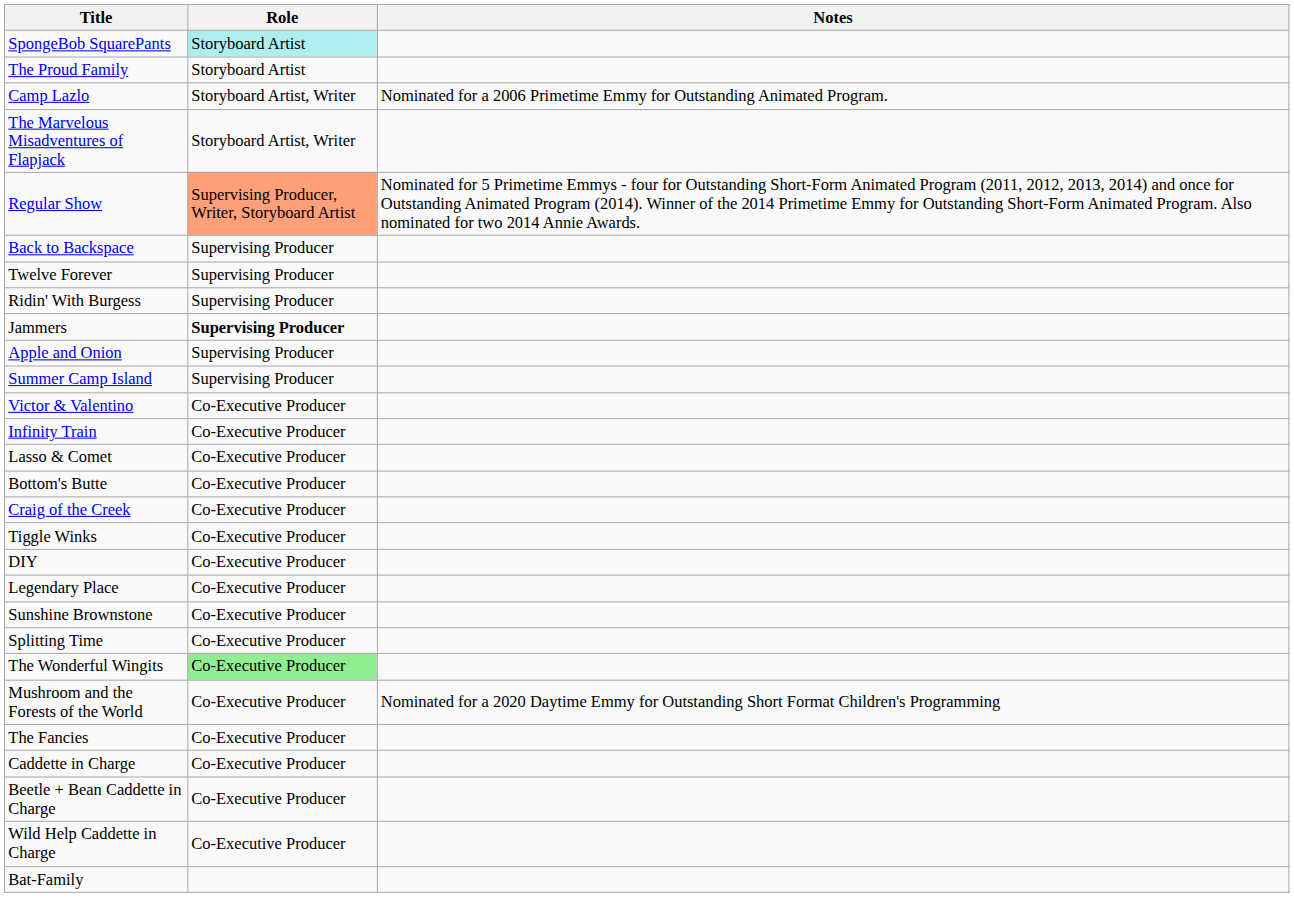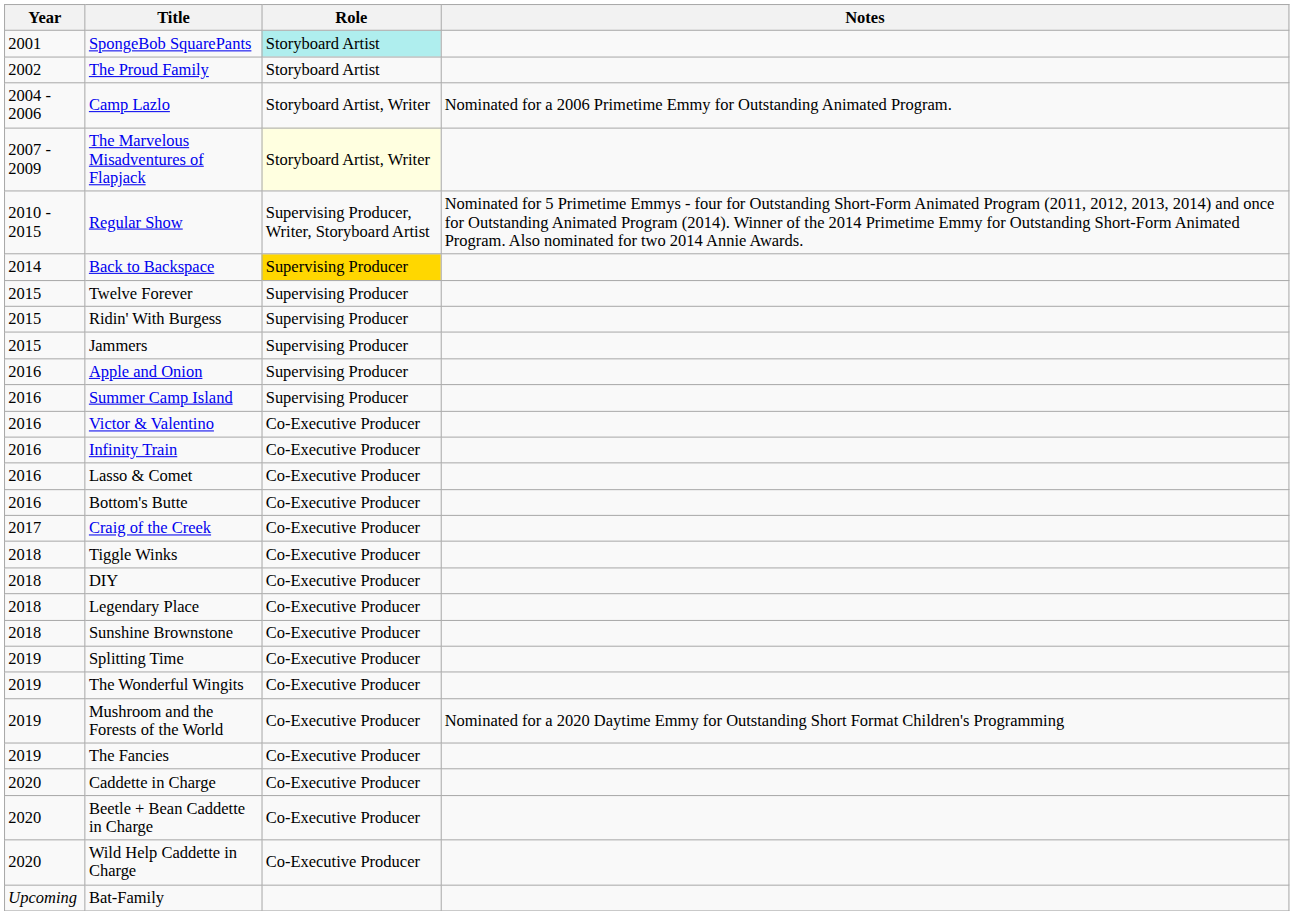+ column: (45, 17)
(273, 140) no background -> (348, 159) lightyellow background
(273, 203) lightsalmon background -> (348, 222) no background
(262, 248) no background -> (337, 267) gold background
(268, 326) bold -> (337, 345) normal
(268, 666) lightgreen background -> (343, 685) no background
